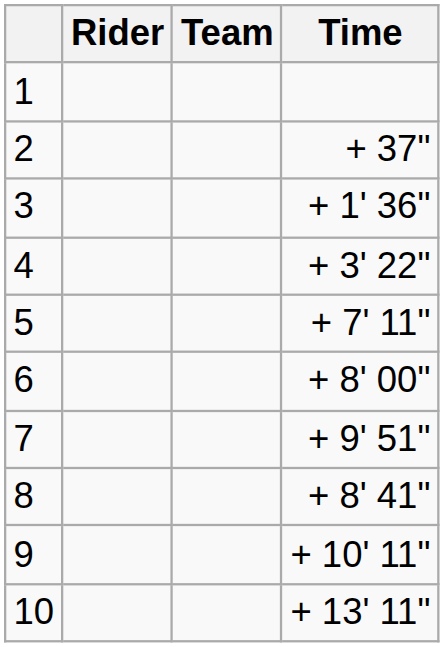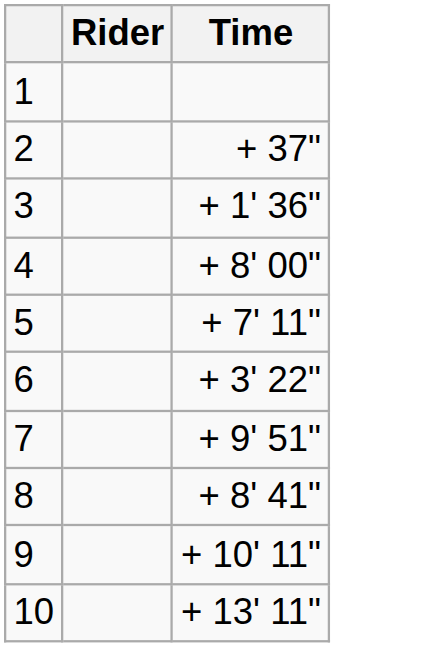- column: (227, 33)
(369, 264) + 3' 22" -> (260, 264) + 8' 00"
(369, 380) + 8' 00" -> (260, 380) + 3' 22"
